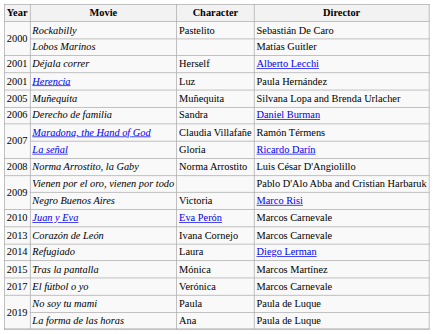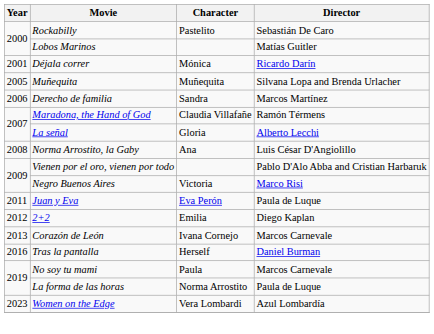(194, 64) Herself -> (195, 64) Mónica
(288, 64) Alberto Lecchi -> (286, 64) Ricardo Darín
- row: (51, 81)
(288, 116) Daniel Burman -> (292, 98) Marcos Martínez
(286, 150) Ricardo Darín -> (288, 133) Alberto Lecchi
(213, 167) Norma Arrostito -> (188, 150) Ana
(17, 218) 2010 -> (17, 201) 2011
(294, 218) Marcos Carnevale -> (289, 201) Paula de Luque
+ row: (41, 218)
- row: (54, 252)
(17, 269) 2015 -> (17, 252) 2016
(195, 269) Mónica -> (194, 252) Herself
(292, 269) Marcos Martínez -> (288, 252) Daniel Burman
- row: (60, 287)
(289, 304) Paula de Luque -> (294, 269) Marcos Carnevale
(188, 321) Ana -> (213, 287) Norma Arrostito
+ row: (73, 304)
